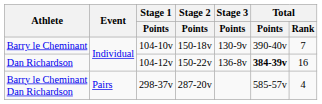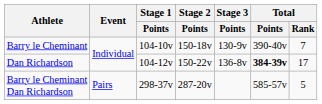(303, 62) 16 -> (303, 62) 17
(303, 85) 4 -> (303, 85) 5
